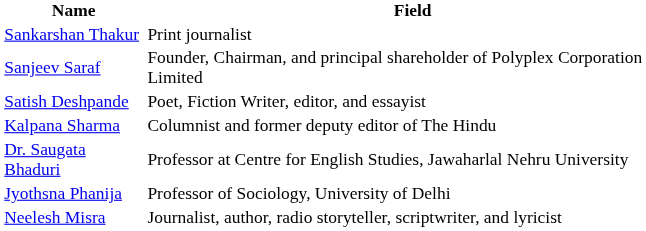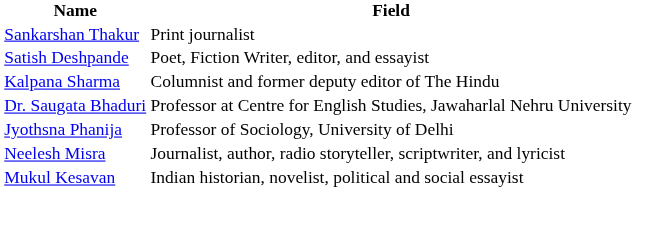- row: (52, 67)
+ row: (60, 177)
